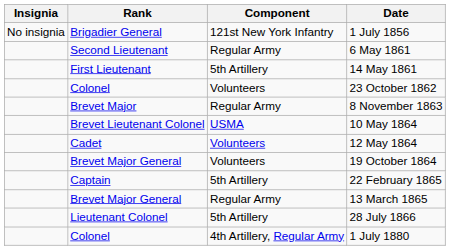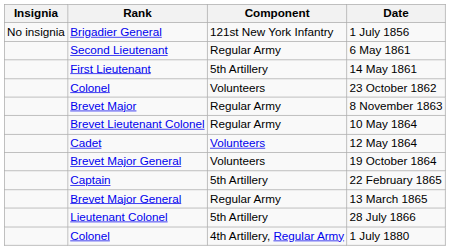(227, 124) USMA -> (245, 124) Regular Army
